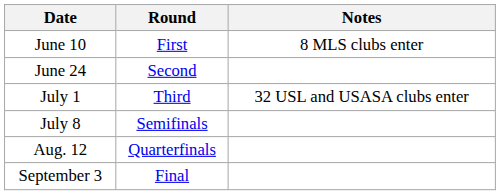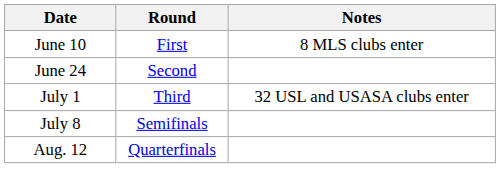- row: (60, 176)
